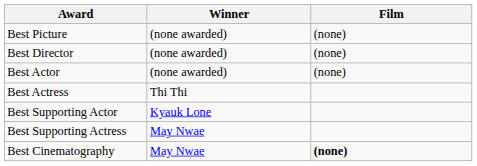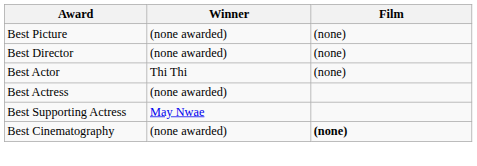(188, 72) (none awarded) -> (169, 72) Thi Thi
(169, 92) Thi Thi -> (188, 92) (none awarded)
- row: (62, 111)
(177, 151) May Nwae -> (188, 131) (none awarded)
